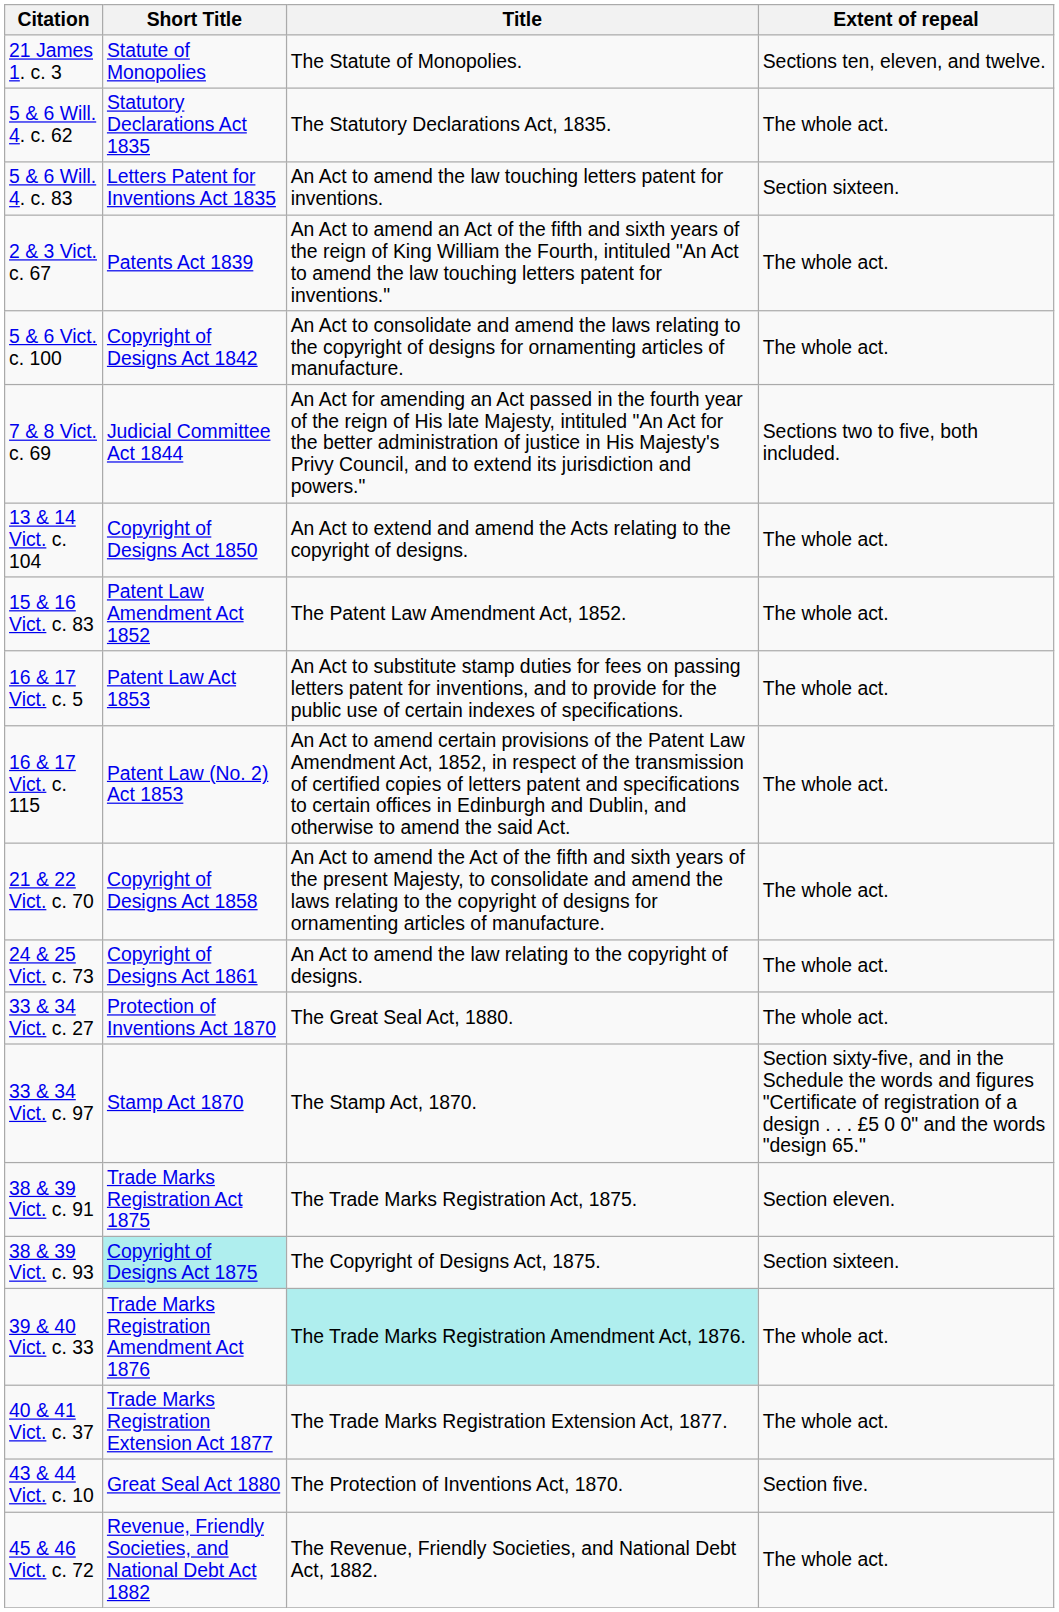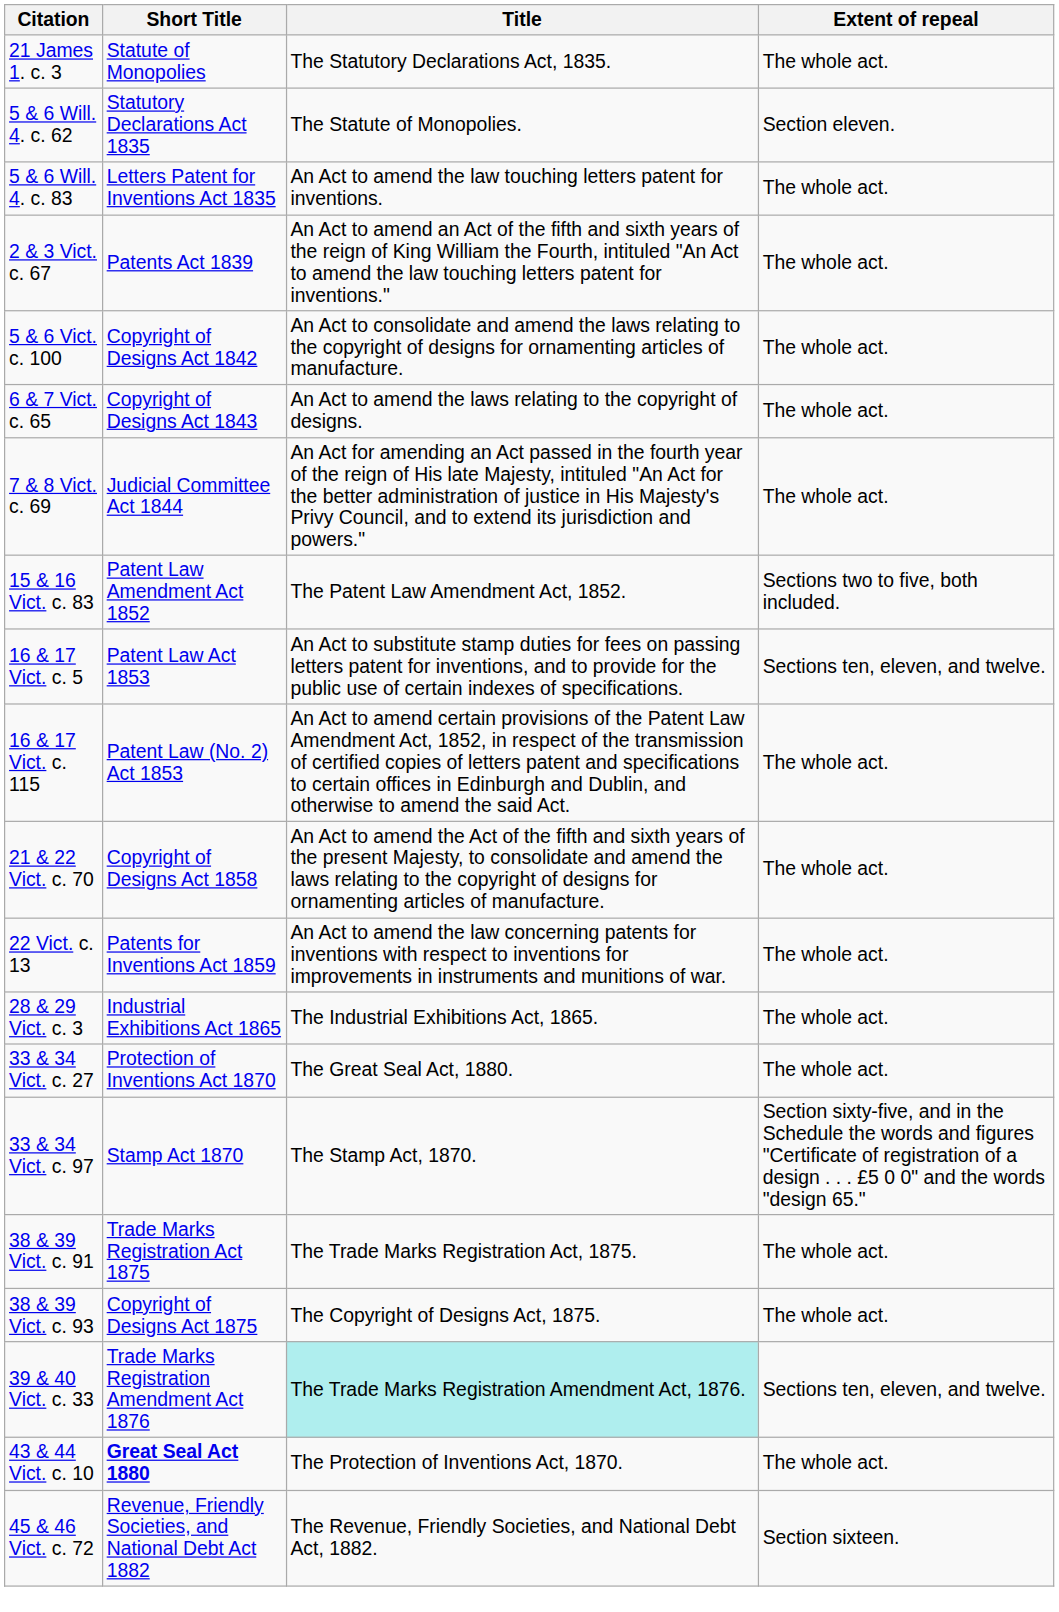(406, 61) The Statute of Monopolies. -> (451, 61) The Statutory Declarations Act, 1835.
(904, 61) Sections ten, eleven, and twelve. -> (826, 61) The whole act.
(451, 124) The Statutory Declarations Act, 1835. -> (406, 124) The Statute of Monopolies.
(826, 124) The whole act. -> (829, 124) Section eleven.
(831, 188) Section sixteen. -> (826, 188) The whole act.
+ row: (53, 410)
(870, 443) Sections two to five, both included. -> (826, 496) The whole act.
- row: (42, 539)
(826, 613) The whole act. -> (870, 592) Sections two to five, both included.
(826, 688) The whole act. -> (904, 666) Sections ten, eleven, and twelve.
+ row: (51, 954)
- row: (51, 965)
+ row: (46, 1017)
(829, 1199) Section eleven. -> (826, 1251) The whole act.
(182, 1262) paleturquoise background -> (182, 1315) no background
(831, 1262) Section sixteen. -> (826, 1315) The whole act.
(826, 1336) The whole act. -> (904, 1389) Sections ten, eleven, and twelve.
- row: (51, 1421)
(194, 1485) normal -> (173, 1463) bold
(815, 1485) Section five. -> (826, 1463) The whole act.
(826, 1559) The whole act. -> (831, 1537) Section sixteen.
